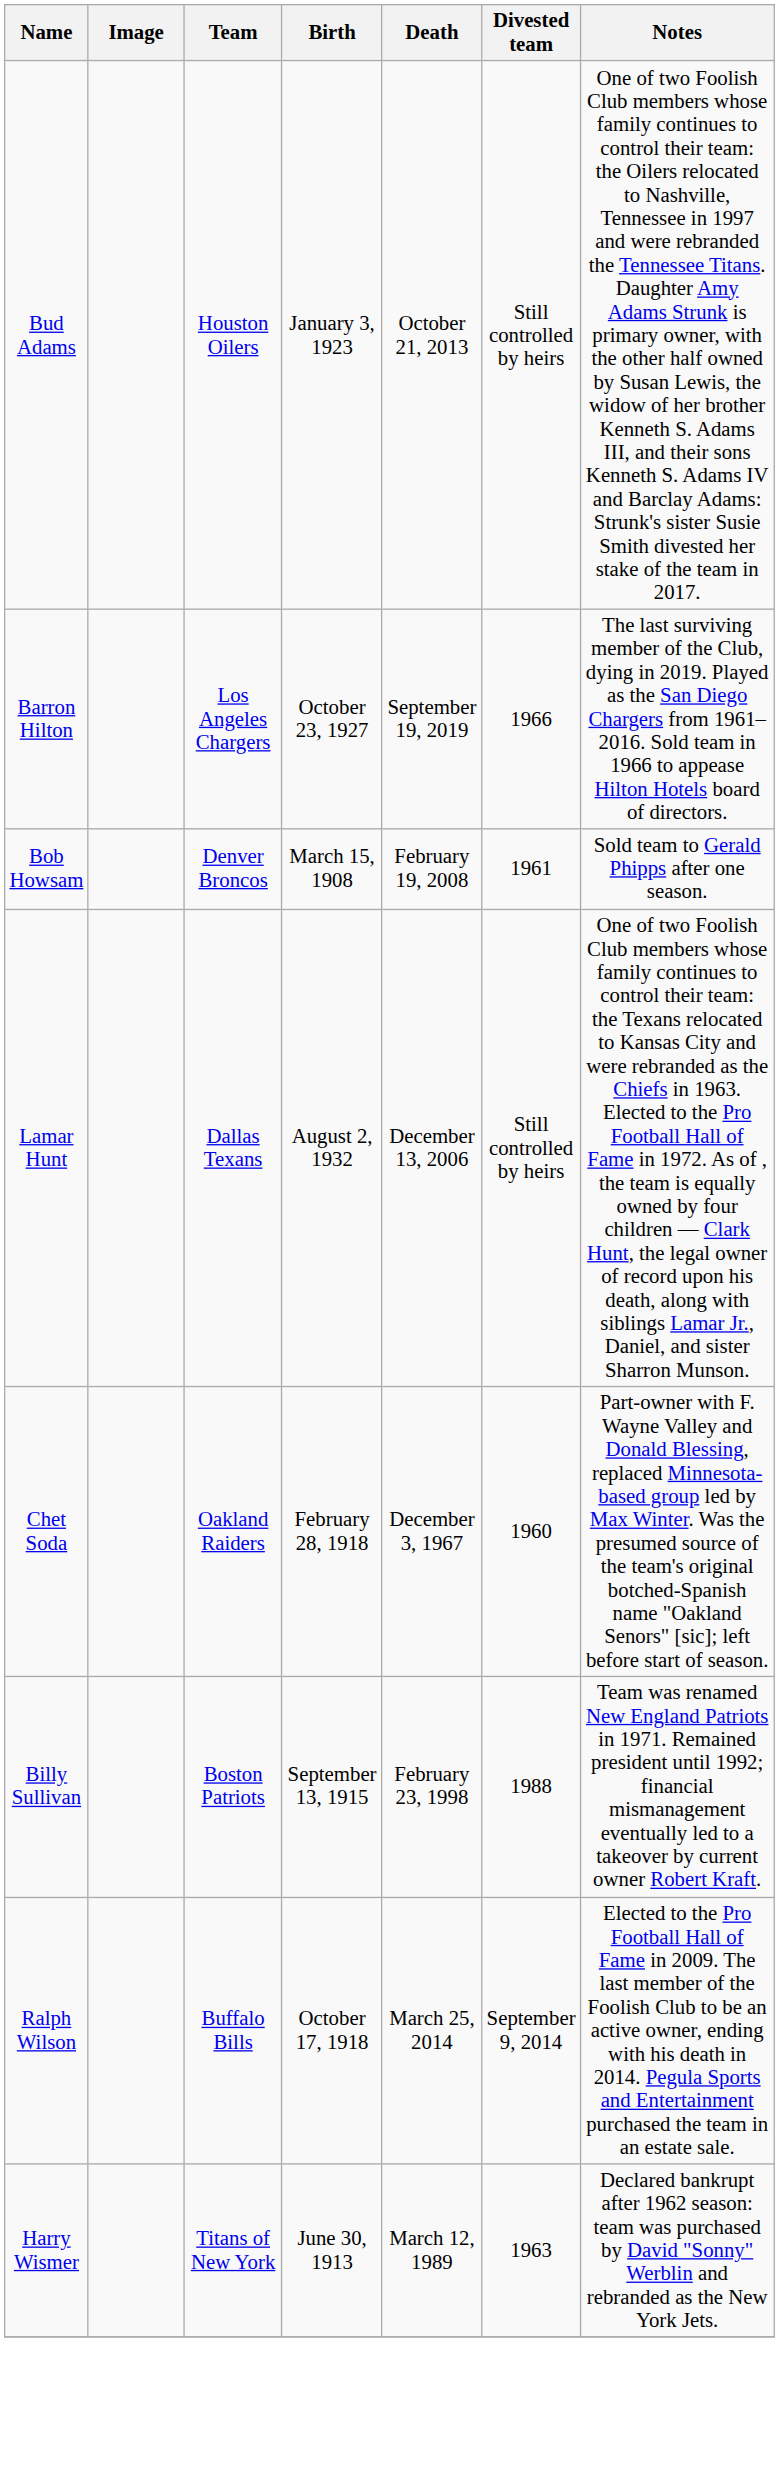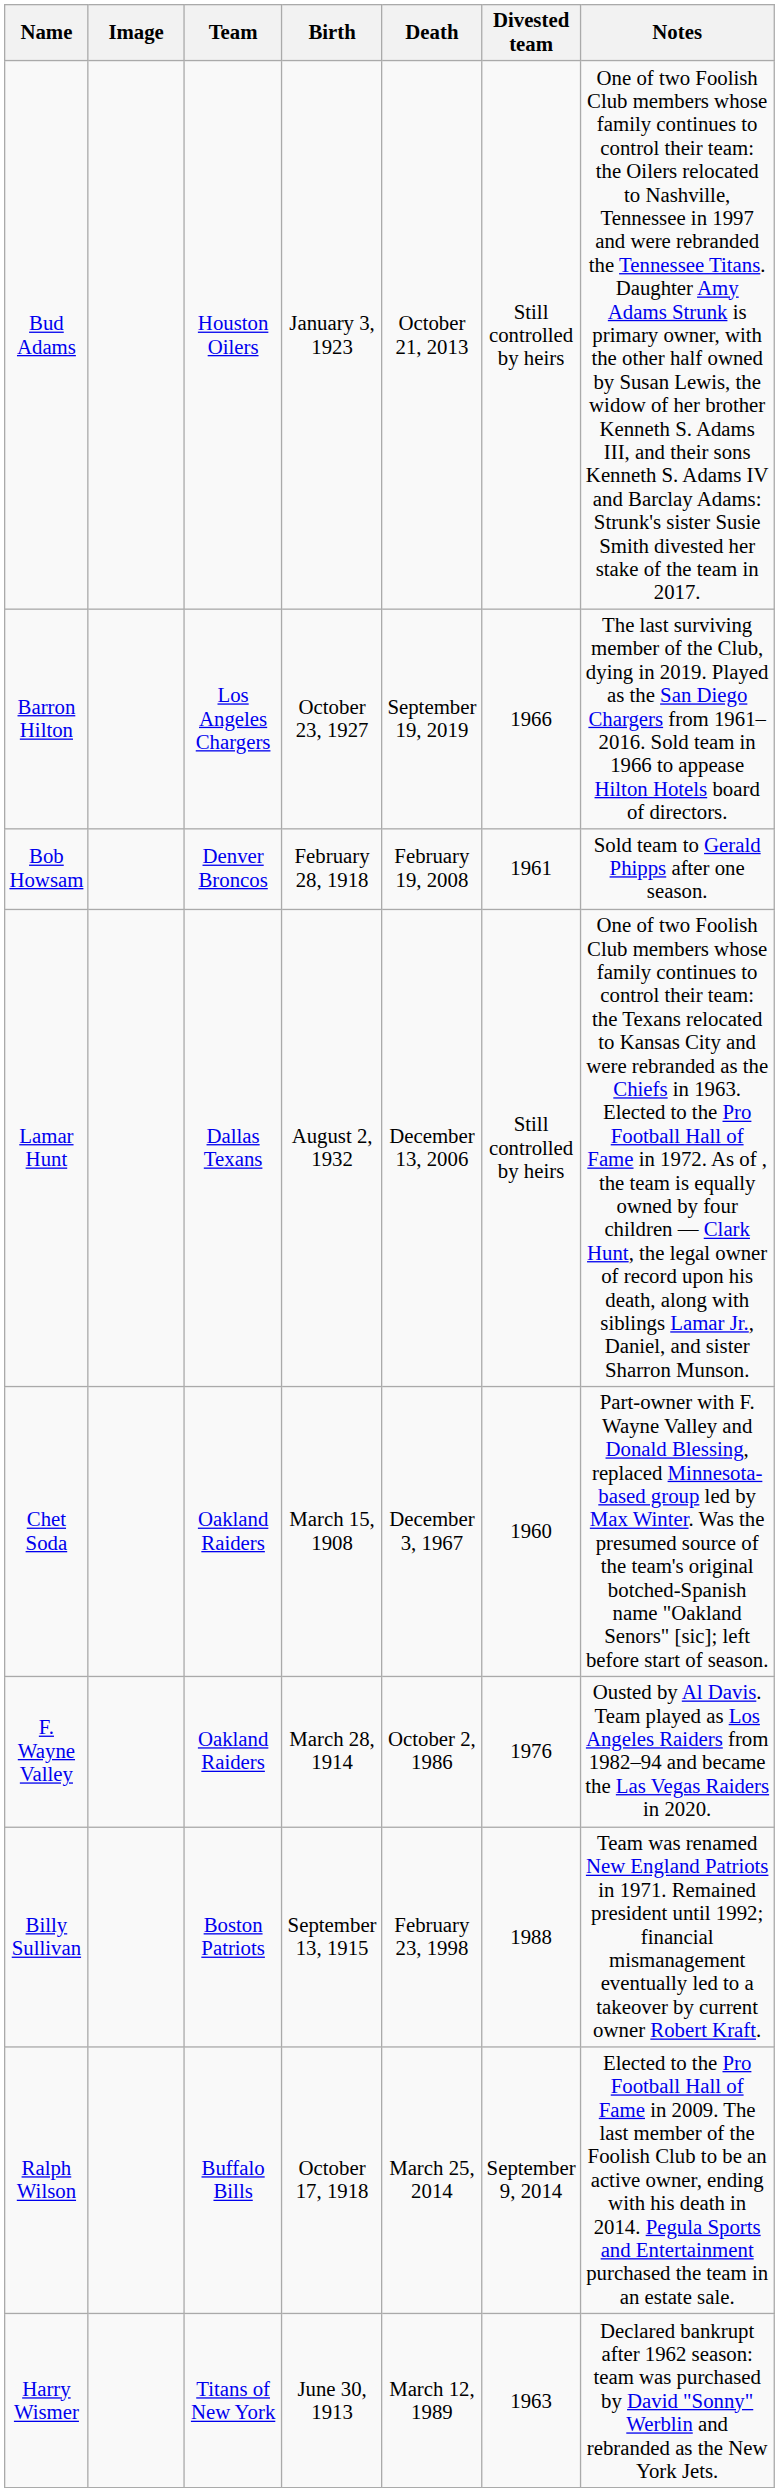(332, 868) March 15, 1908 -> (332, 868) February 28, 1918
(332, 1531) February 28, 1918 -> (332, 1531) March 15, 1908
+ row: (46, 1751)
